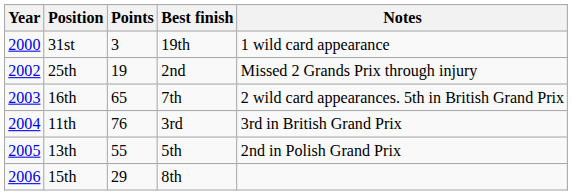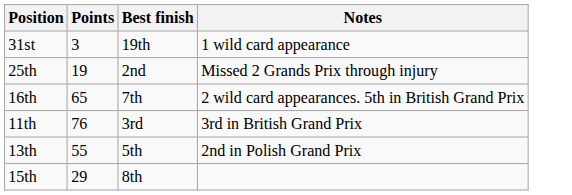- column: (24, 17)
